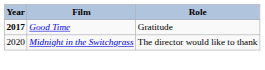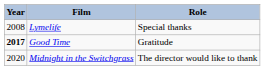+ row: (45, 27)
